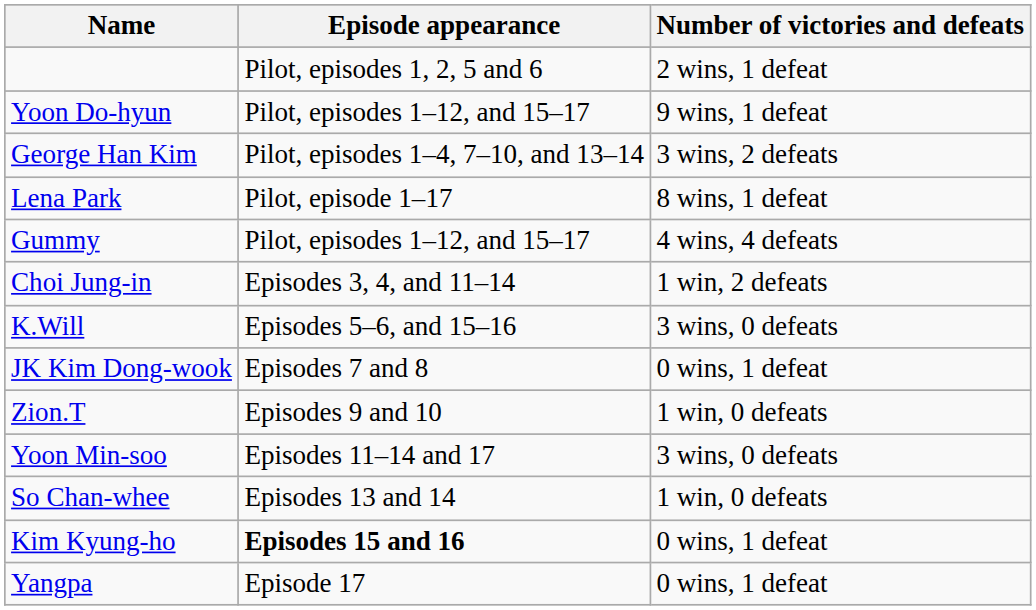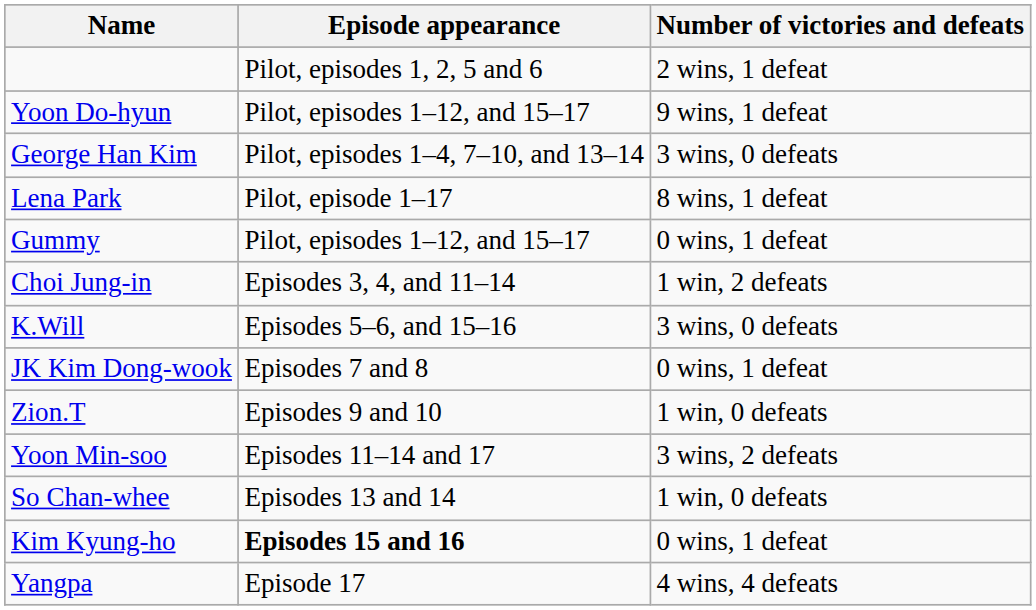(747, 154) 3 wins, 2 defeats -> (747, 154) 3 wins, 0 defeats
(747, 240) 4 wins, 4 defeats -> (742, 240) 0 wins, 1 defeat
(747, 454) 3 wins, 0 defeats -> (747, 454) 3 wins, 2 defeats
(742, 583) 0 wins, 1 defeat -> (747, 583) 4 wins, 4 defeats
